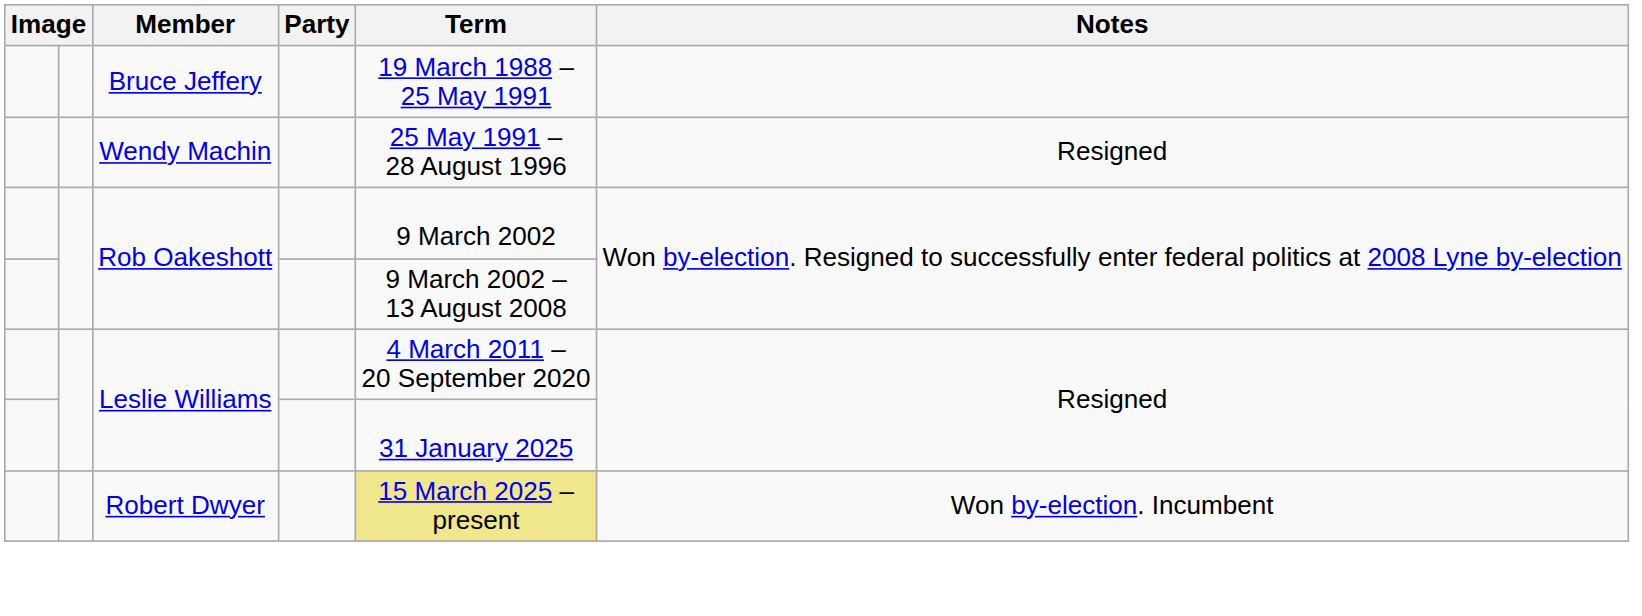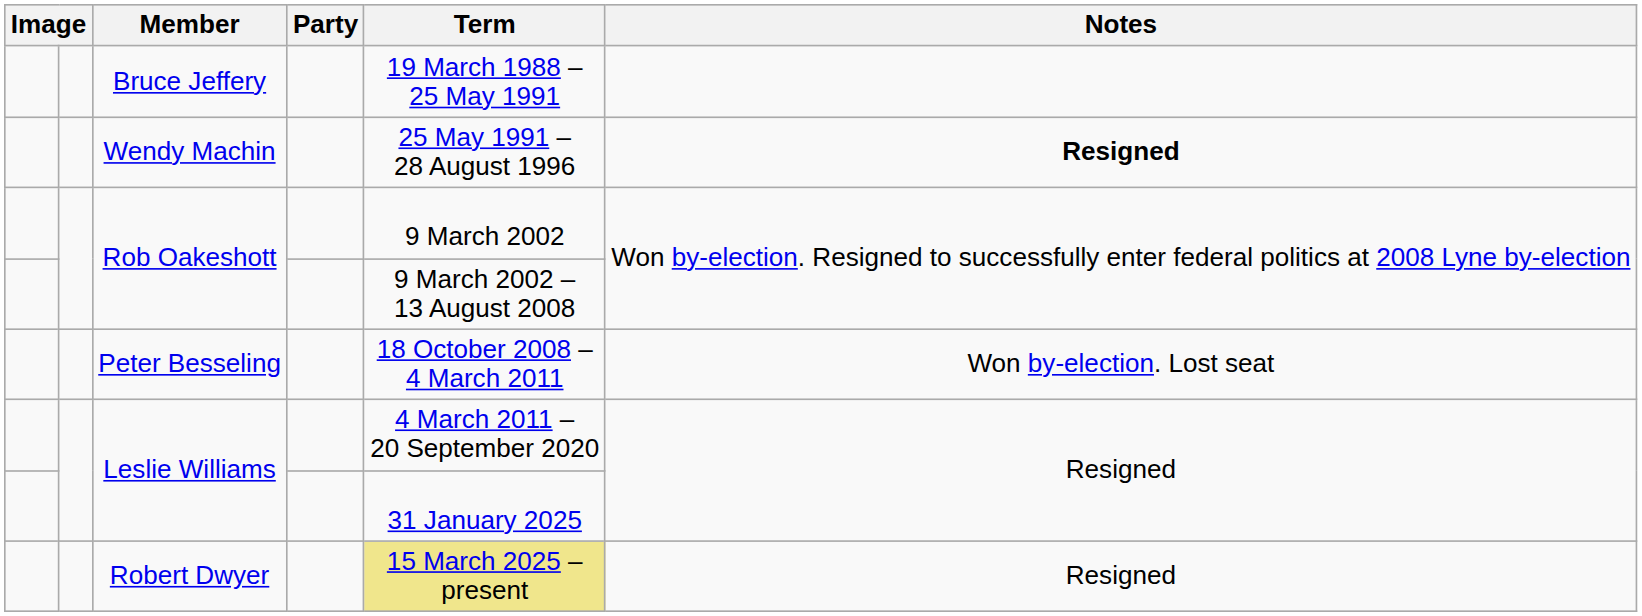(1112, 151) normal -> (1121, 151) bold
+ row: (32, 364)
(1112, 505) Won by-election. Incumbent -> (1121, 576) Resigned
